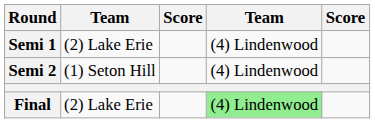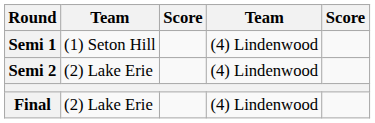(108, 44) (2) Lake Erie -> (110, 44) (1) Seton Hill
(110, 70) (1) Seton Hill -> (108, 70) (2) Lake Erie
(264, 104) lightgreen background -> (264, 104) no background
